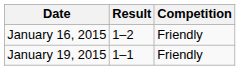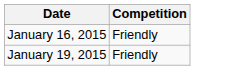- column: (132, 14)
